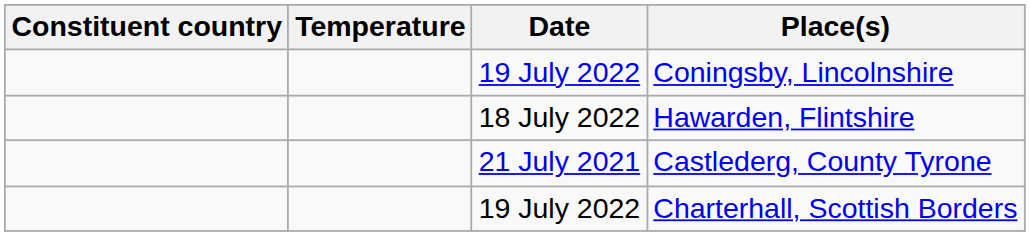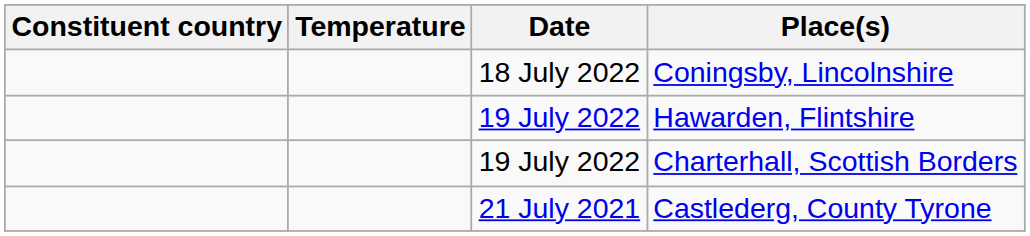(559, 72) 19 July 2022 -> (559, 72) 18 July 2022
(559, 117) 18 July 2022 -> (559, 117) 19 July 2022
rows swapped: (835, 207) <-> (822, 162)
